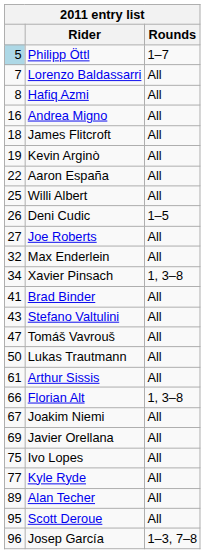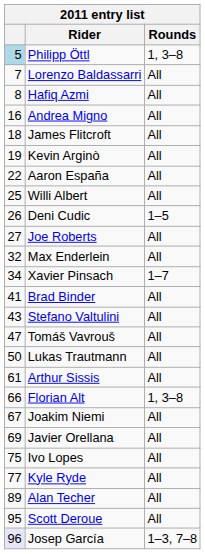(158, 54) 1–7 -> (165, 54) 1, 3–8
(165, 276) 1, 3–8 -> (158, 276) 1–7
(15, 538) no background -> (15, 538) lavender background
